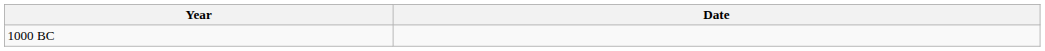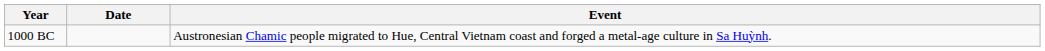+ column: (605, 14)
